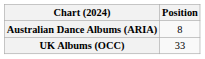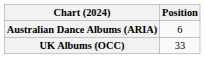(180, 29) 8 -> (180, 29) 6
